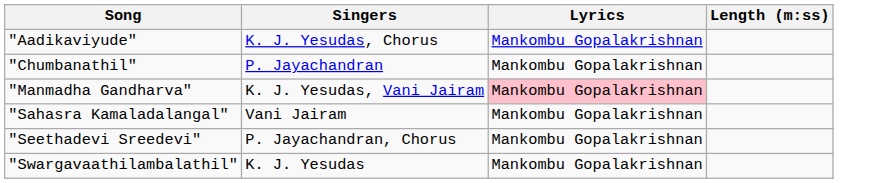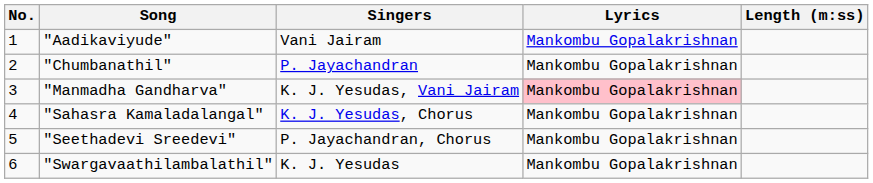+ column: (22, 17)
(342, 42) K. J. Yesudas, Chorus -> (331, 42) Vani Jairam
(296, 116) Vani Jairam -> (377, 116) K. J. Yesudas, Chorus
